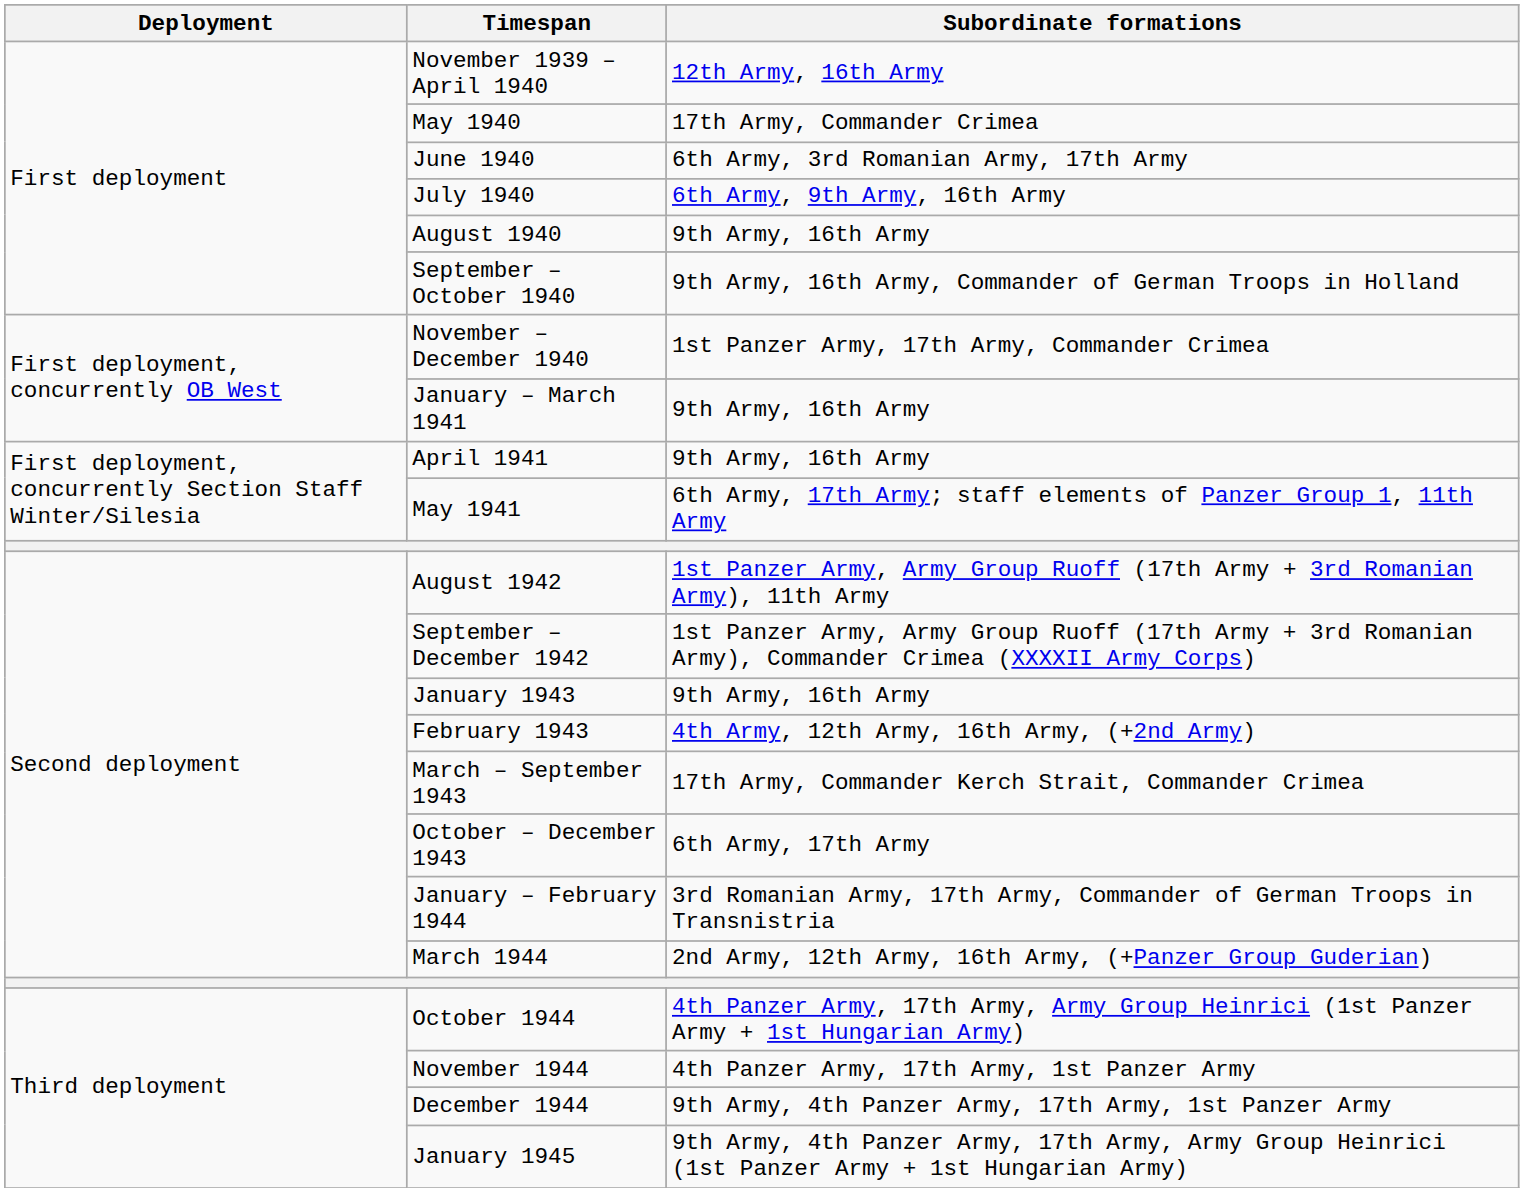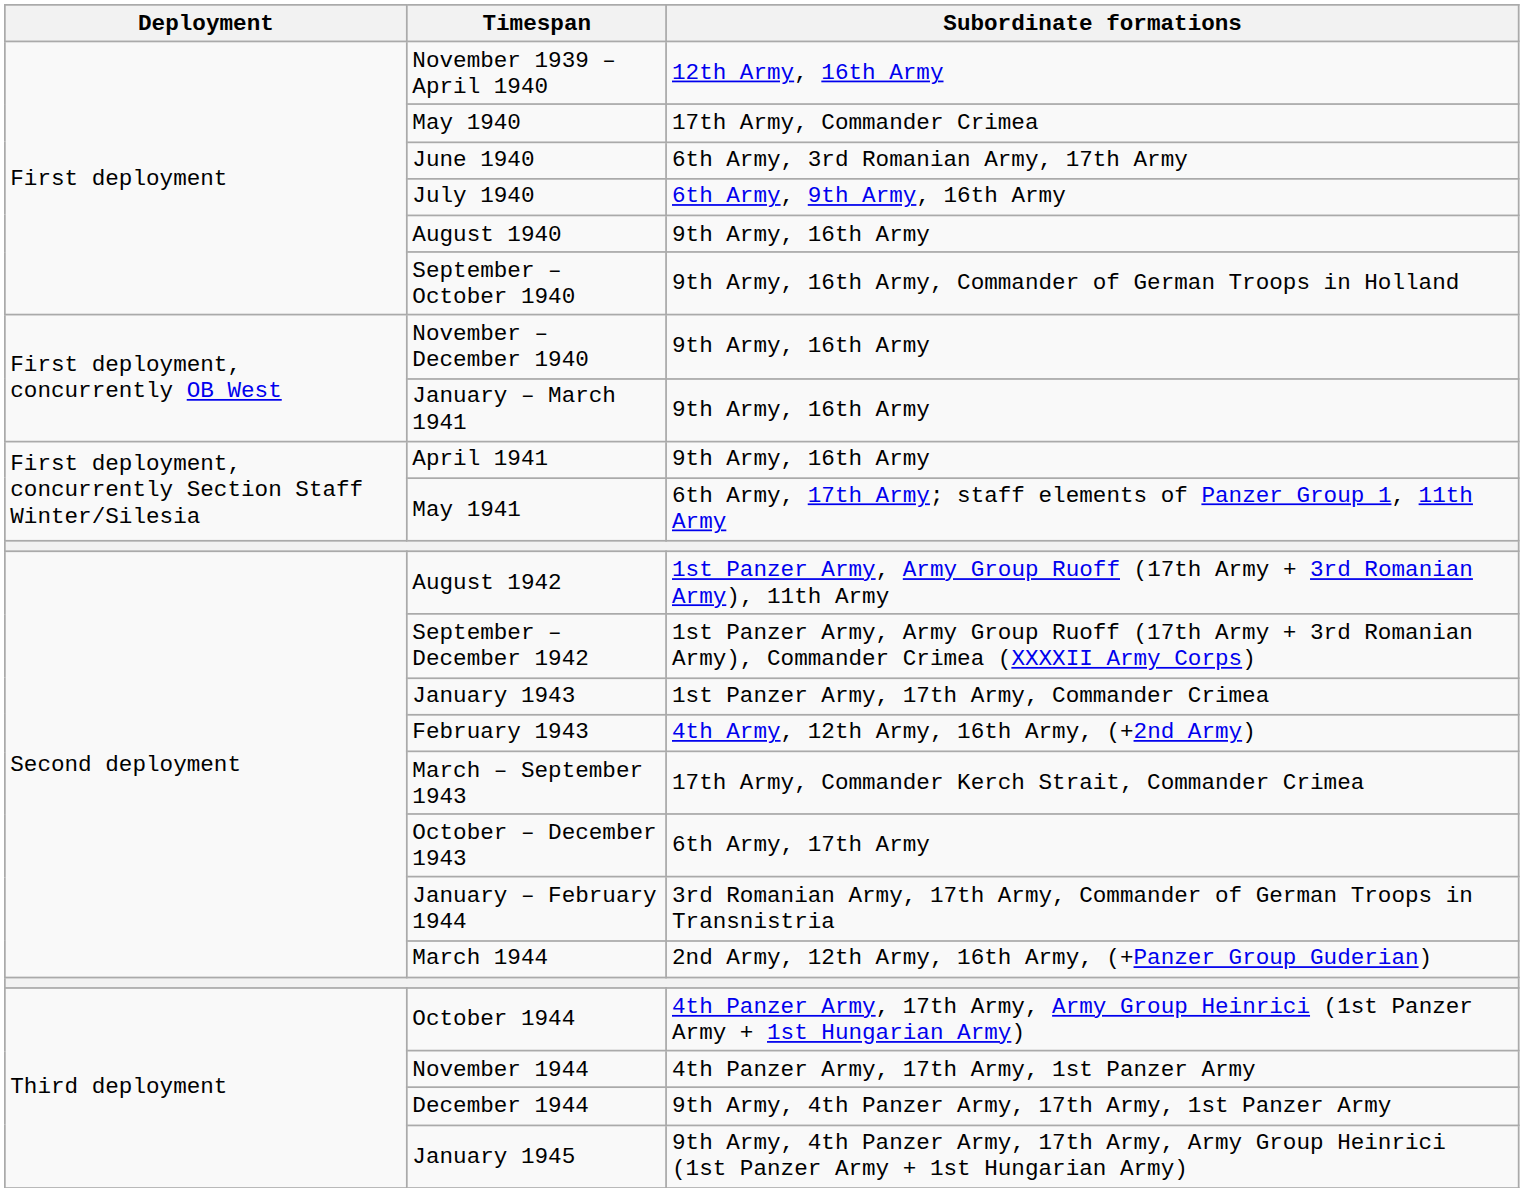(971, 347) 1st Panzer Army, 17th Army, Commander Crimea -> (801, 347) 9th Army, 16th Army
(801, 696) 9th Army, 16th Army -> (971, 696) 1st Panzer Army, 17th Army, Commander Crimea
